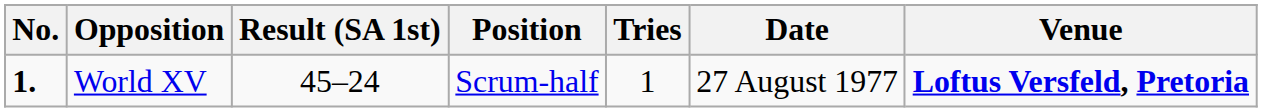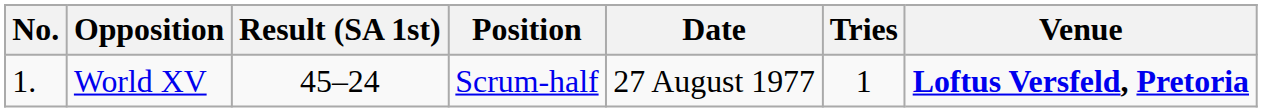columns swapped: (647, 29) <-> (797, 29)
(24, 80) bold -> (24, 80) normal
